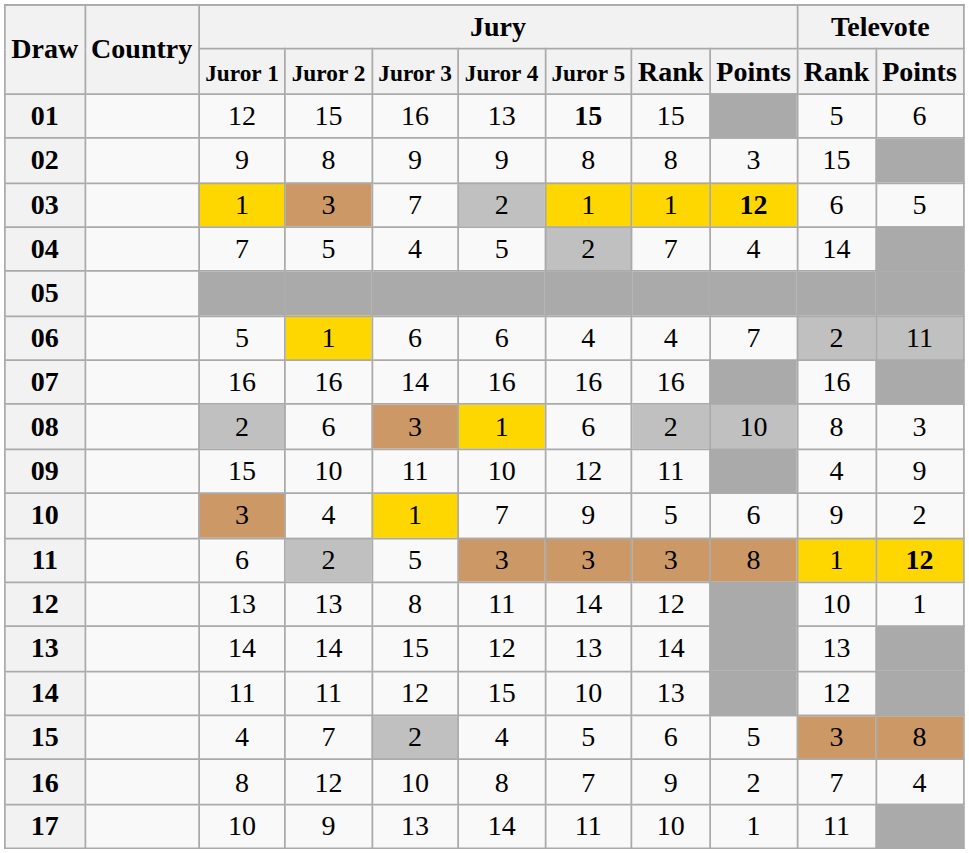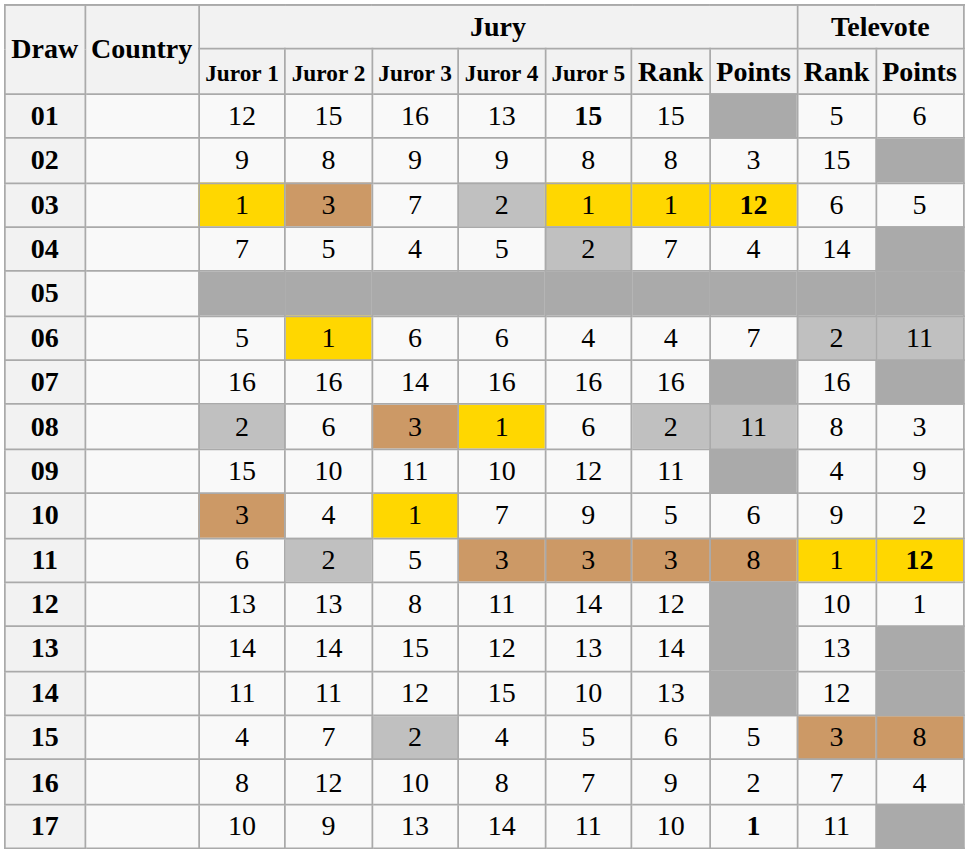(754, 426) 10 -> (754, 426) 11
(754, 826) normal -> (754, 826) bold
